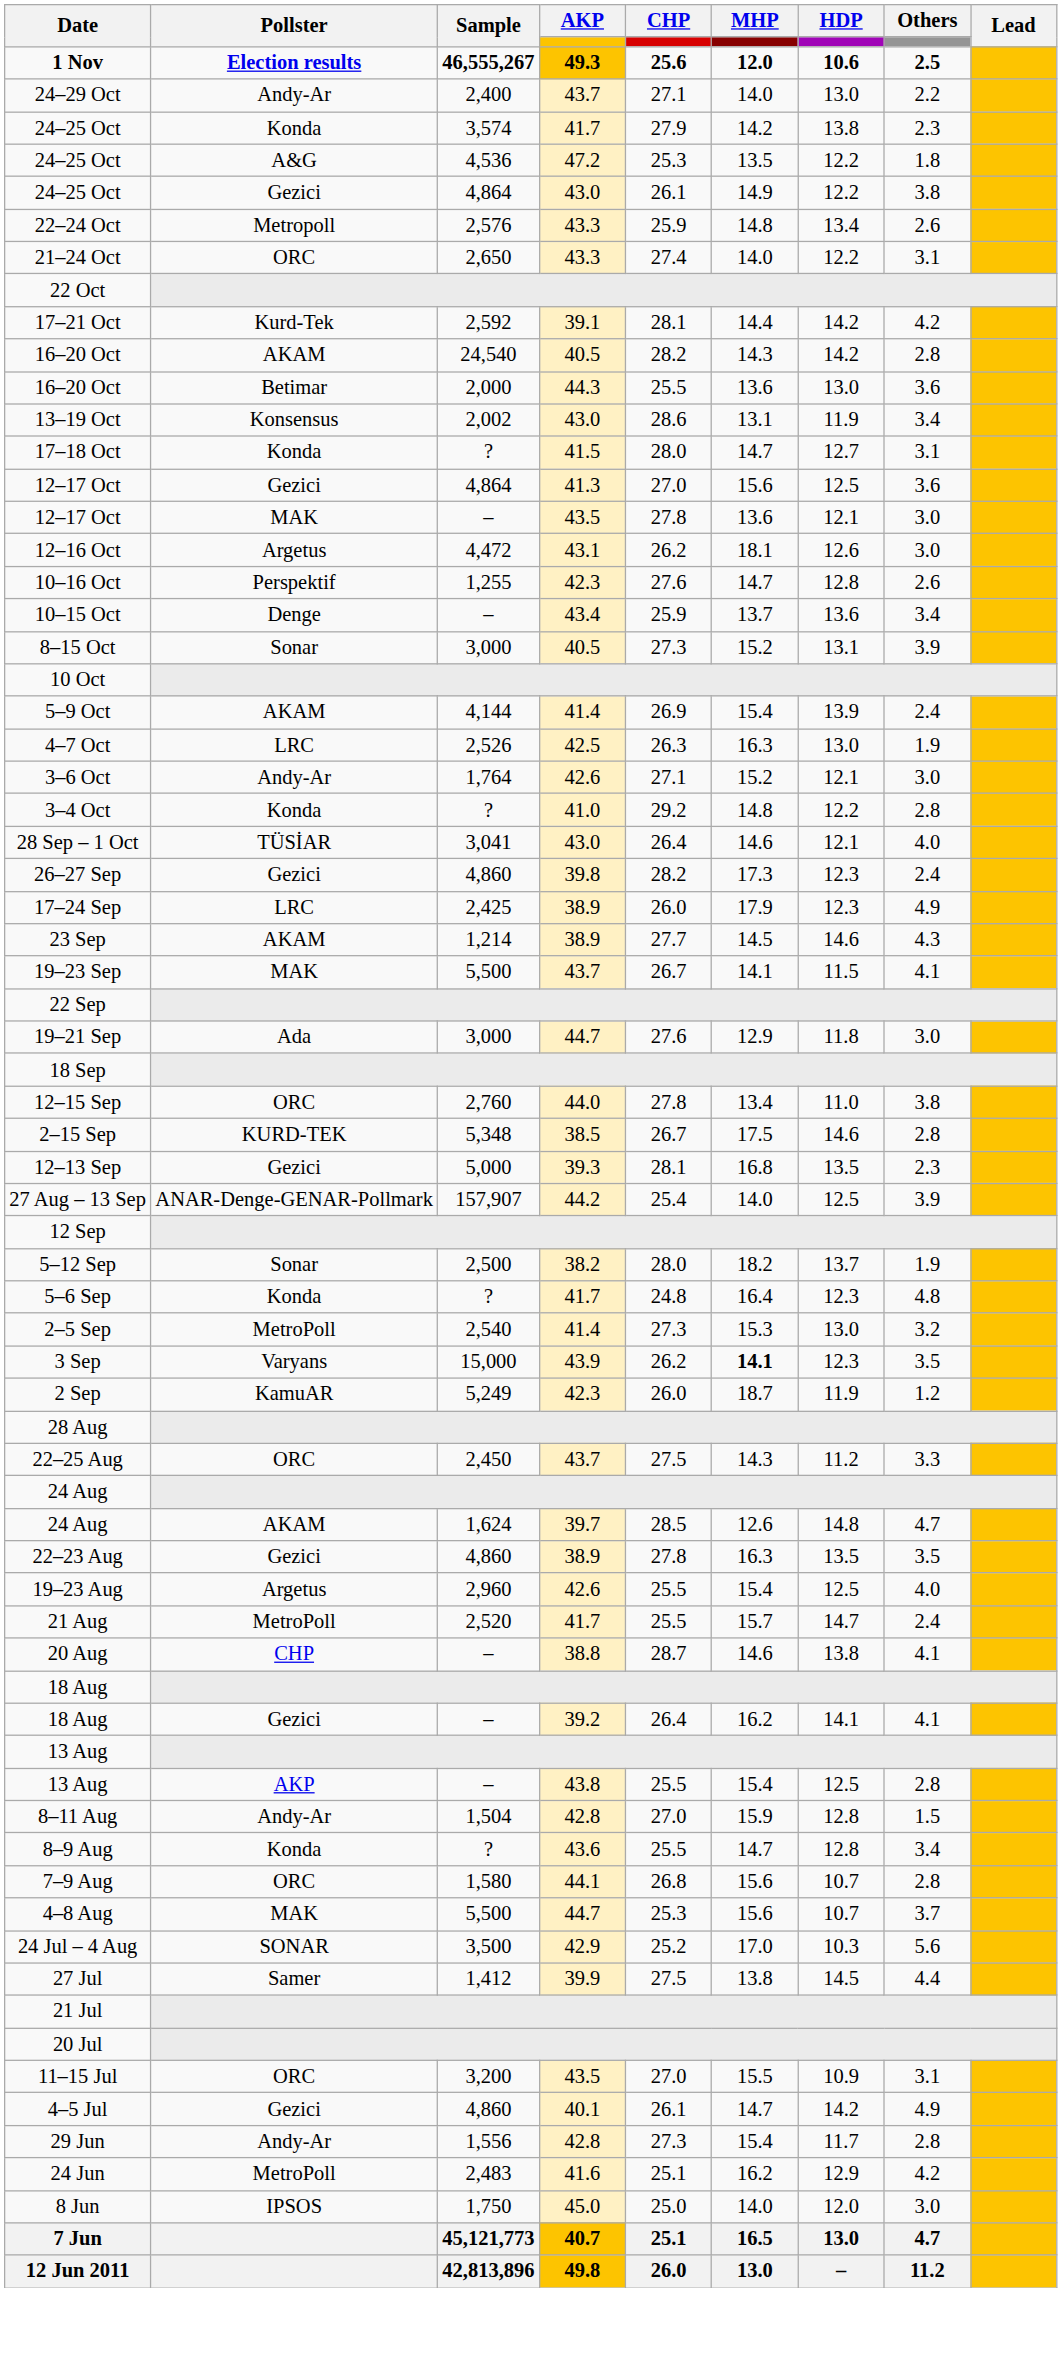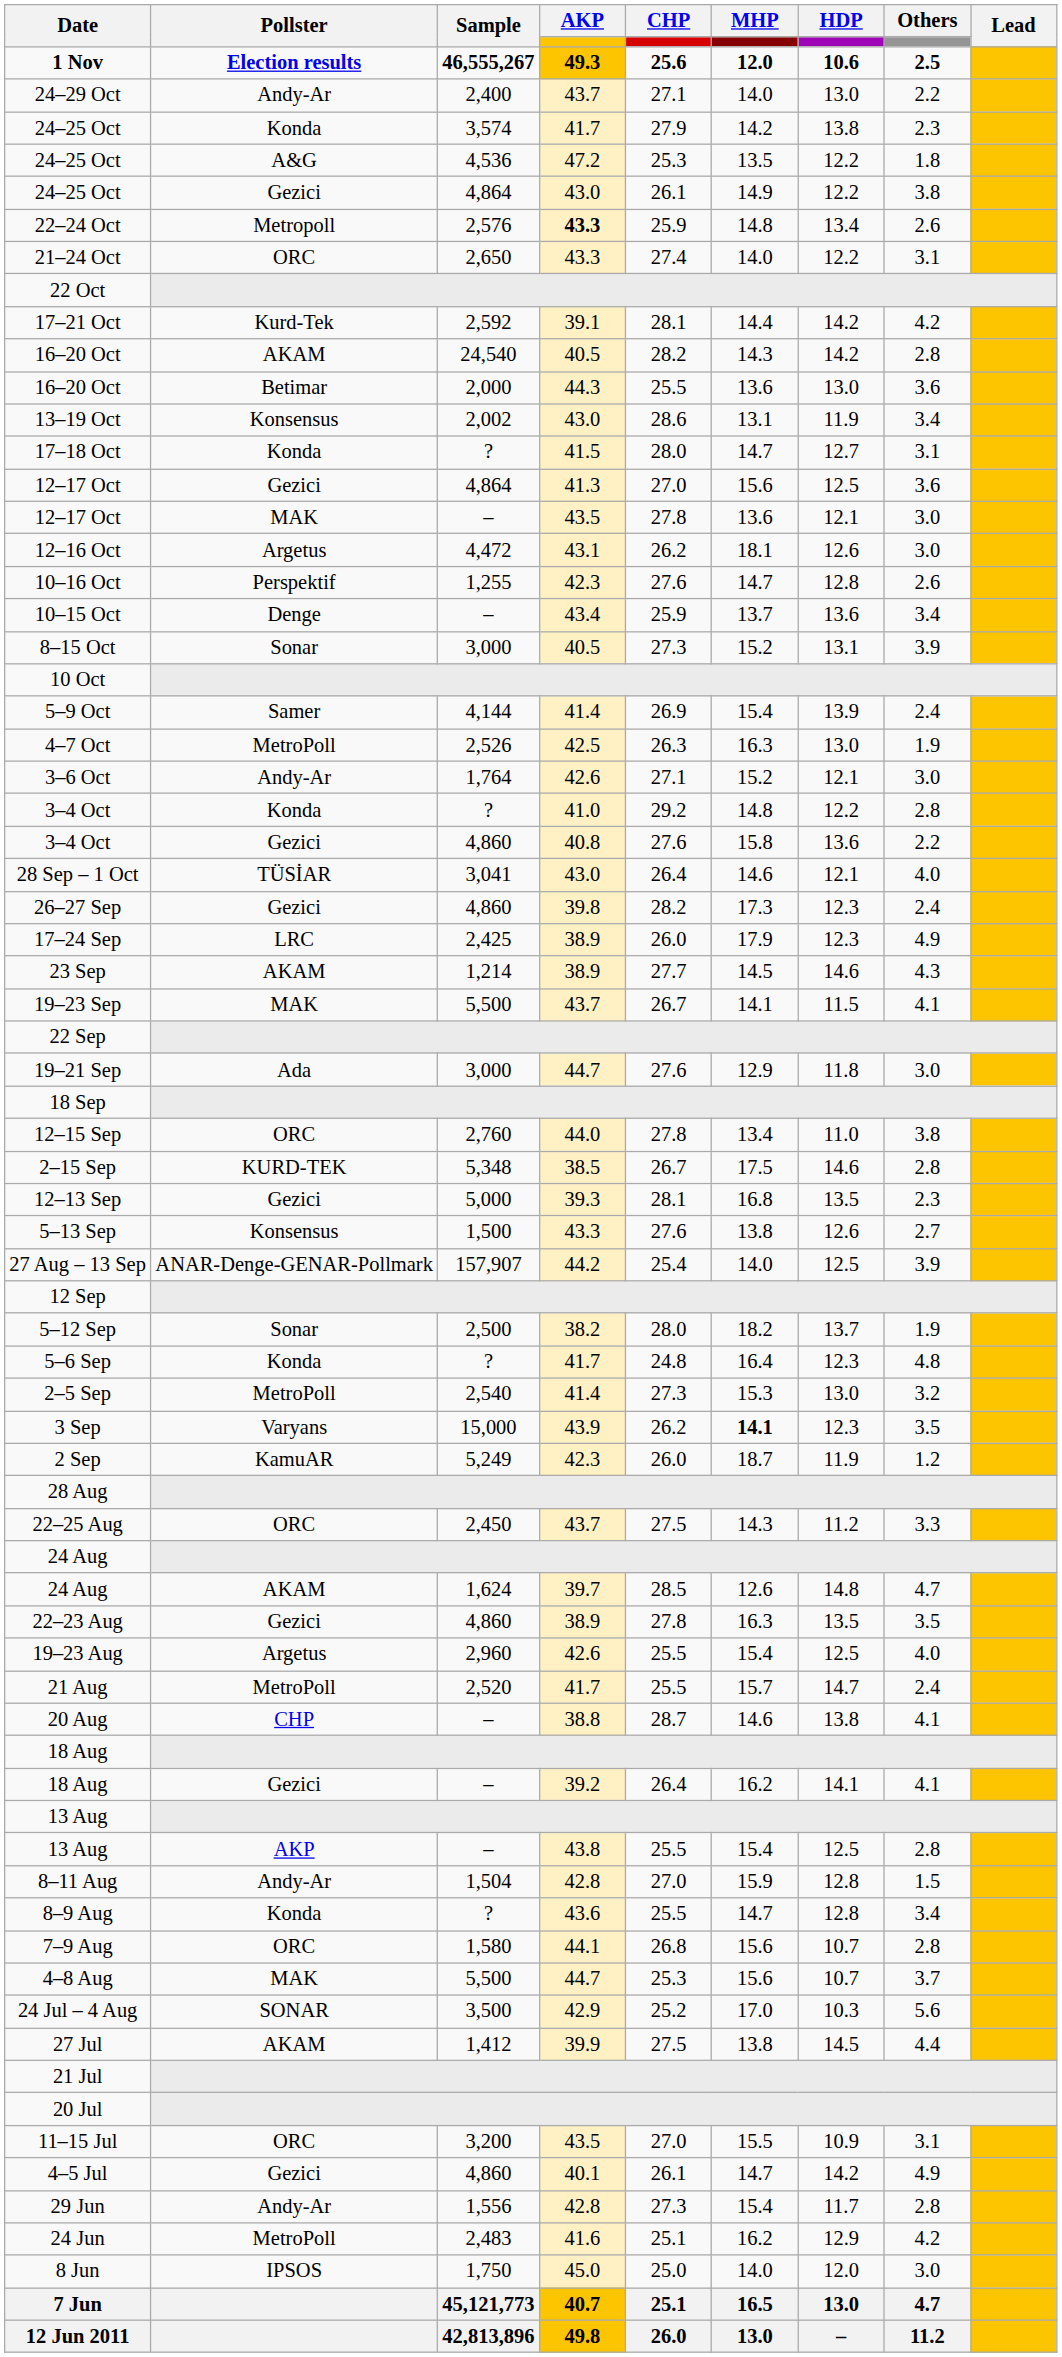(582, 225) normal -> (582, 225) bold
(294, 712) AKAM -> (294, 712) Samer
(294, 744) LRC -> (294, 744) MetroPoll
+ row: (78, 842)
+ row: (78, 1231)
(294, 1978) Samer -> (294, 2043) AKAM
